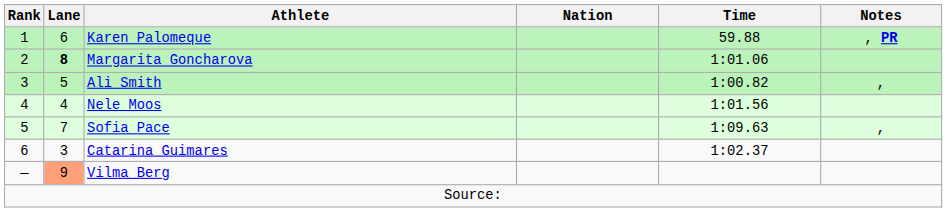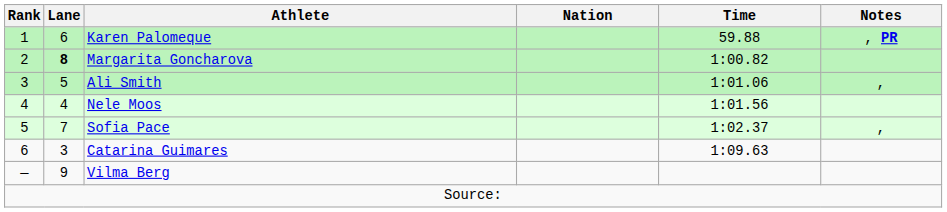(739, 61) 1:01.06 -> (739, 61) 1:00.82
(739, 83) 1:00.82 -> (739, 83) 1:01.06
(739, 128) 1:09.63 -> (739, 128) 1:02.37
(739, 151) 1:02.37 -> (739, 151) 1:09.63
(64, 173) lightsalmon background -> (64, 173) no background
